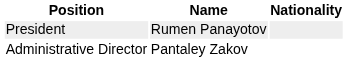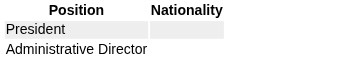- column: (209, 10)
